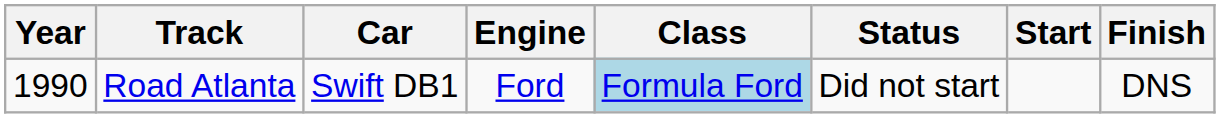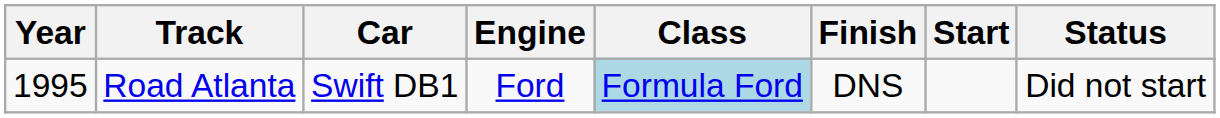columns swapped: (1157, 32) <-> (909, 32)
(50, 85) 1990 -> (50, 85) 1995
